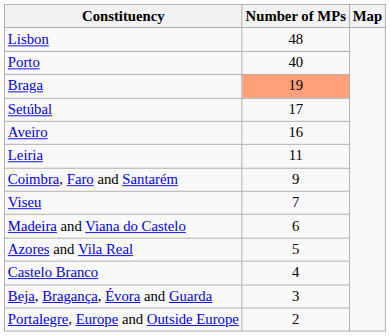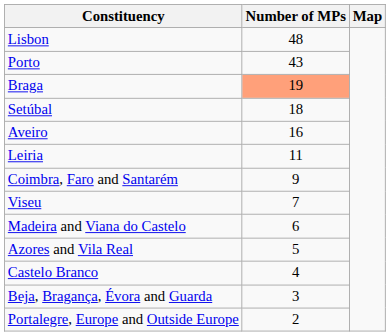(296, 62) 40 -> (296, 62) 43
(296, 109) 17 -> (296, 109) 18
